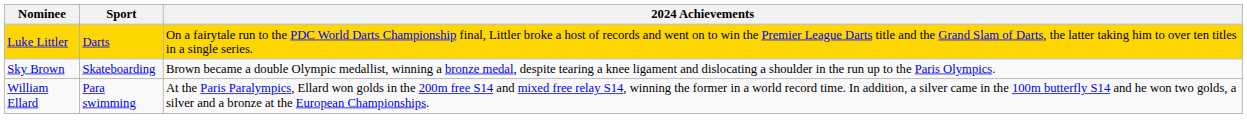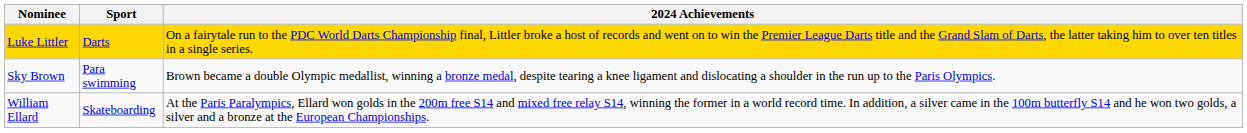(119, 68) Skateboarding -> (109, 75) Para swimming
(109, 95) Para swimming -> (119, 110) Skateboarding
